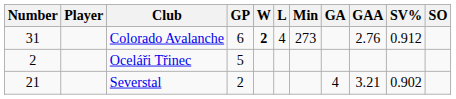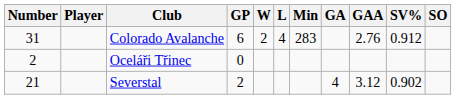(264, 37) bold -> (264, 37) normal
(306, 37) 273 -> (306, 37) 283
(240, 60) 5 -> (240, 60) 0
(368, 82) 3.21 -> (368, 82) 3.12
